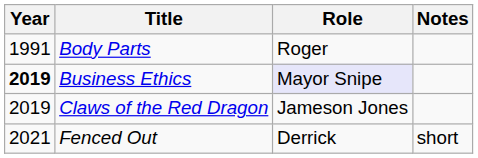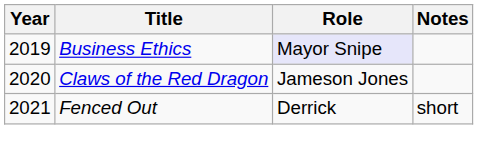- row: (105, 49)
(30, 78) bold -> (30, 49) normal
(30, 108) 2019 -> (30, 78) 2020
